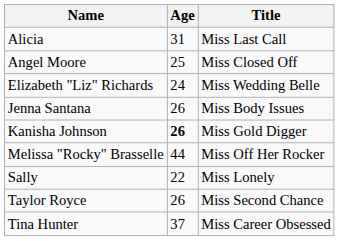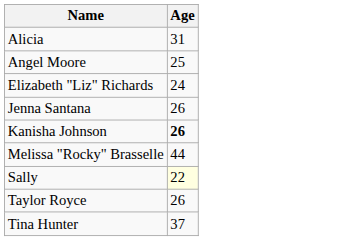- column: (266, 16)
(178, 177) no background -> (178, 177) lightyellow background
